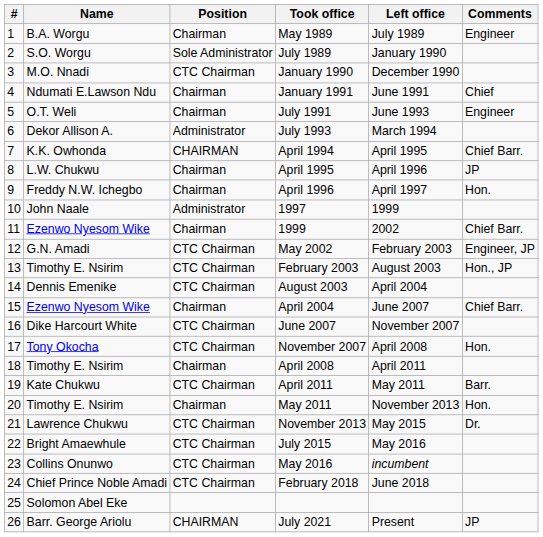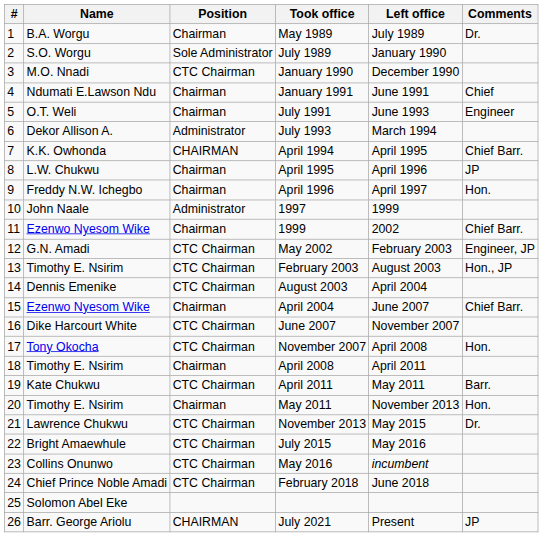(490, 33) Engineer -> (473, 33) Dr.
